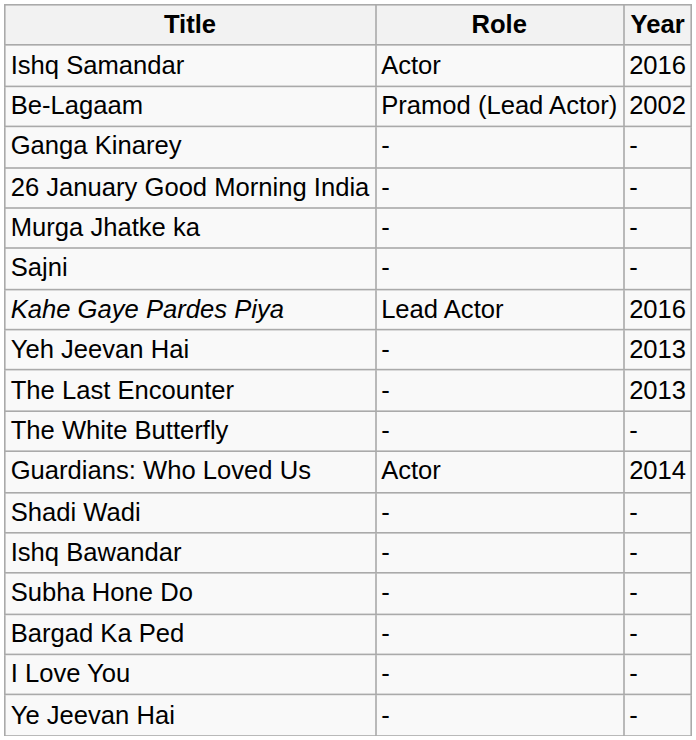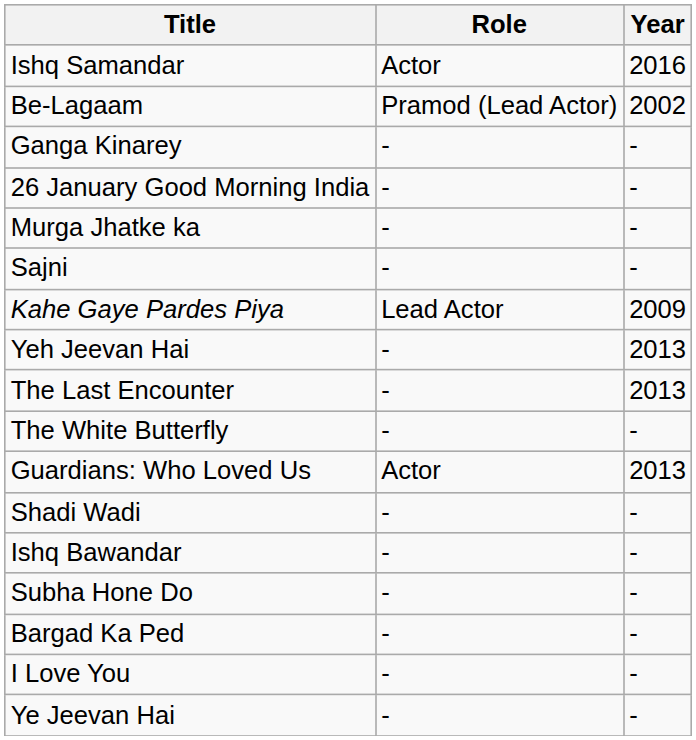(658, 308) 2016 -> (658, 308) 2009
(658, 471) 2014 -> (658, 471) 2013
